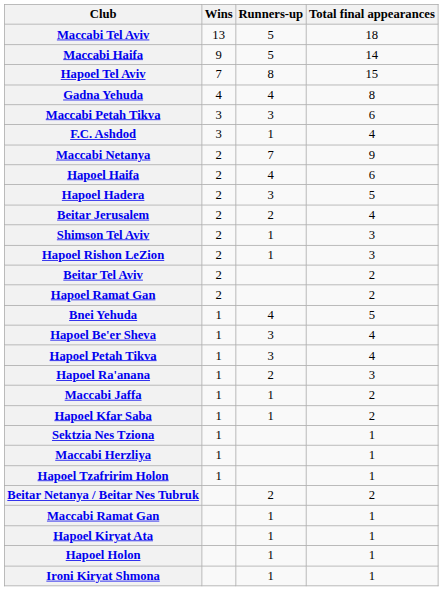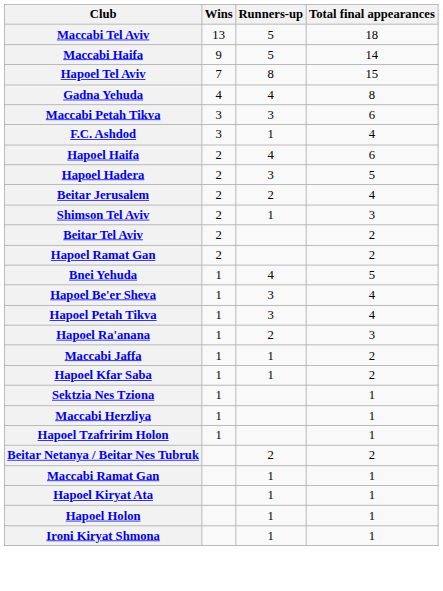- row: (103, 154)
- row: (103, 255)
